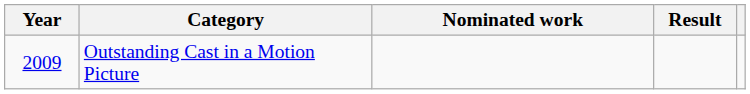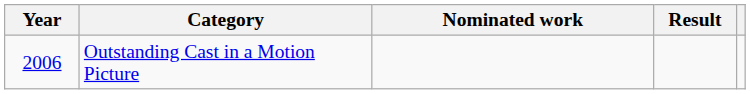(42, 61) 2009 -> (42, 61) 2006
